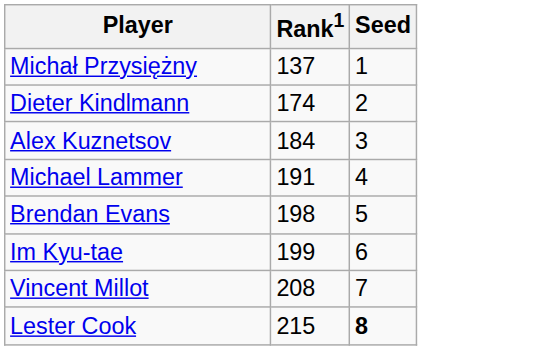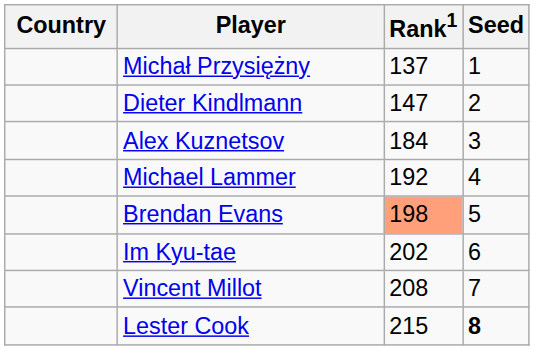+ column: (61, 26)
(296, 103) 174 -> (409, 103) 147
(296, 177) 191 -> (409, 177) 192
(296, 214) no background -> (409, 214) lightsalmon background
(296, 251) 199 -> (409, 251) 202
